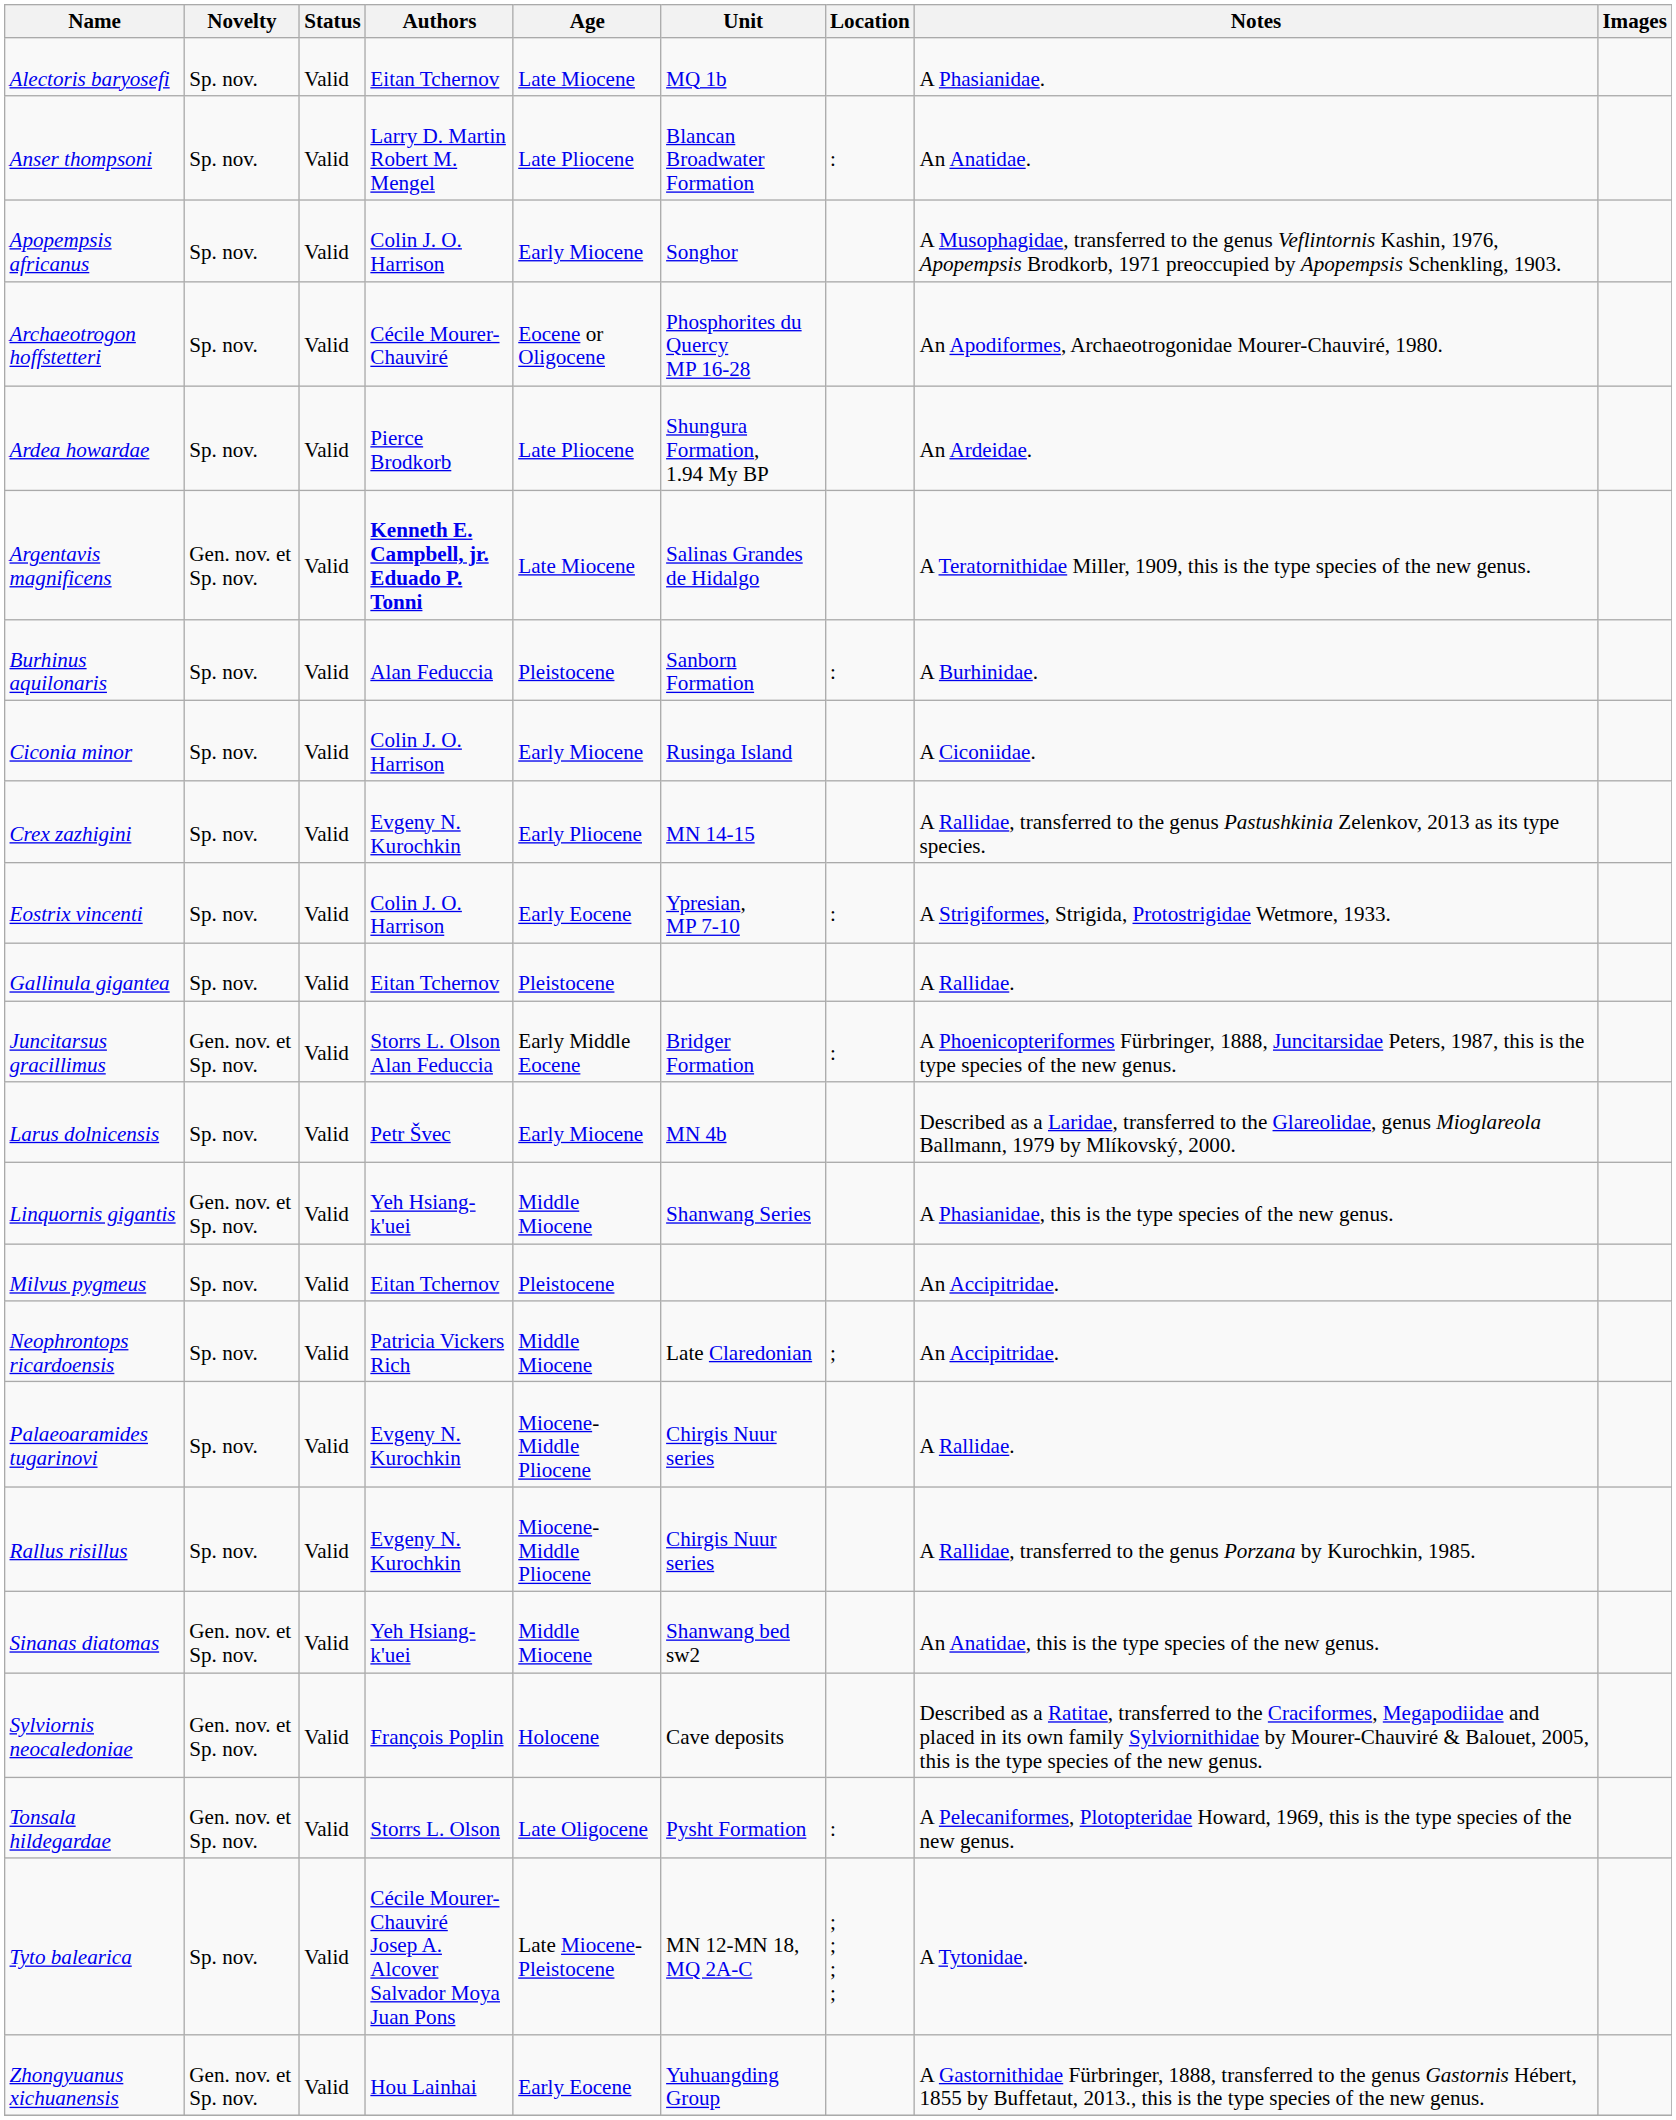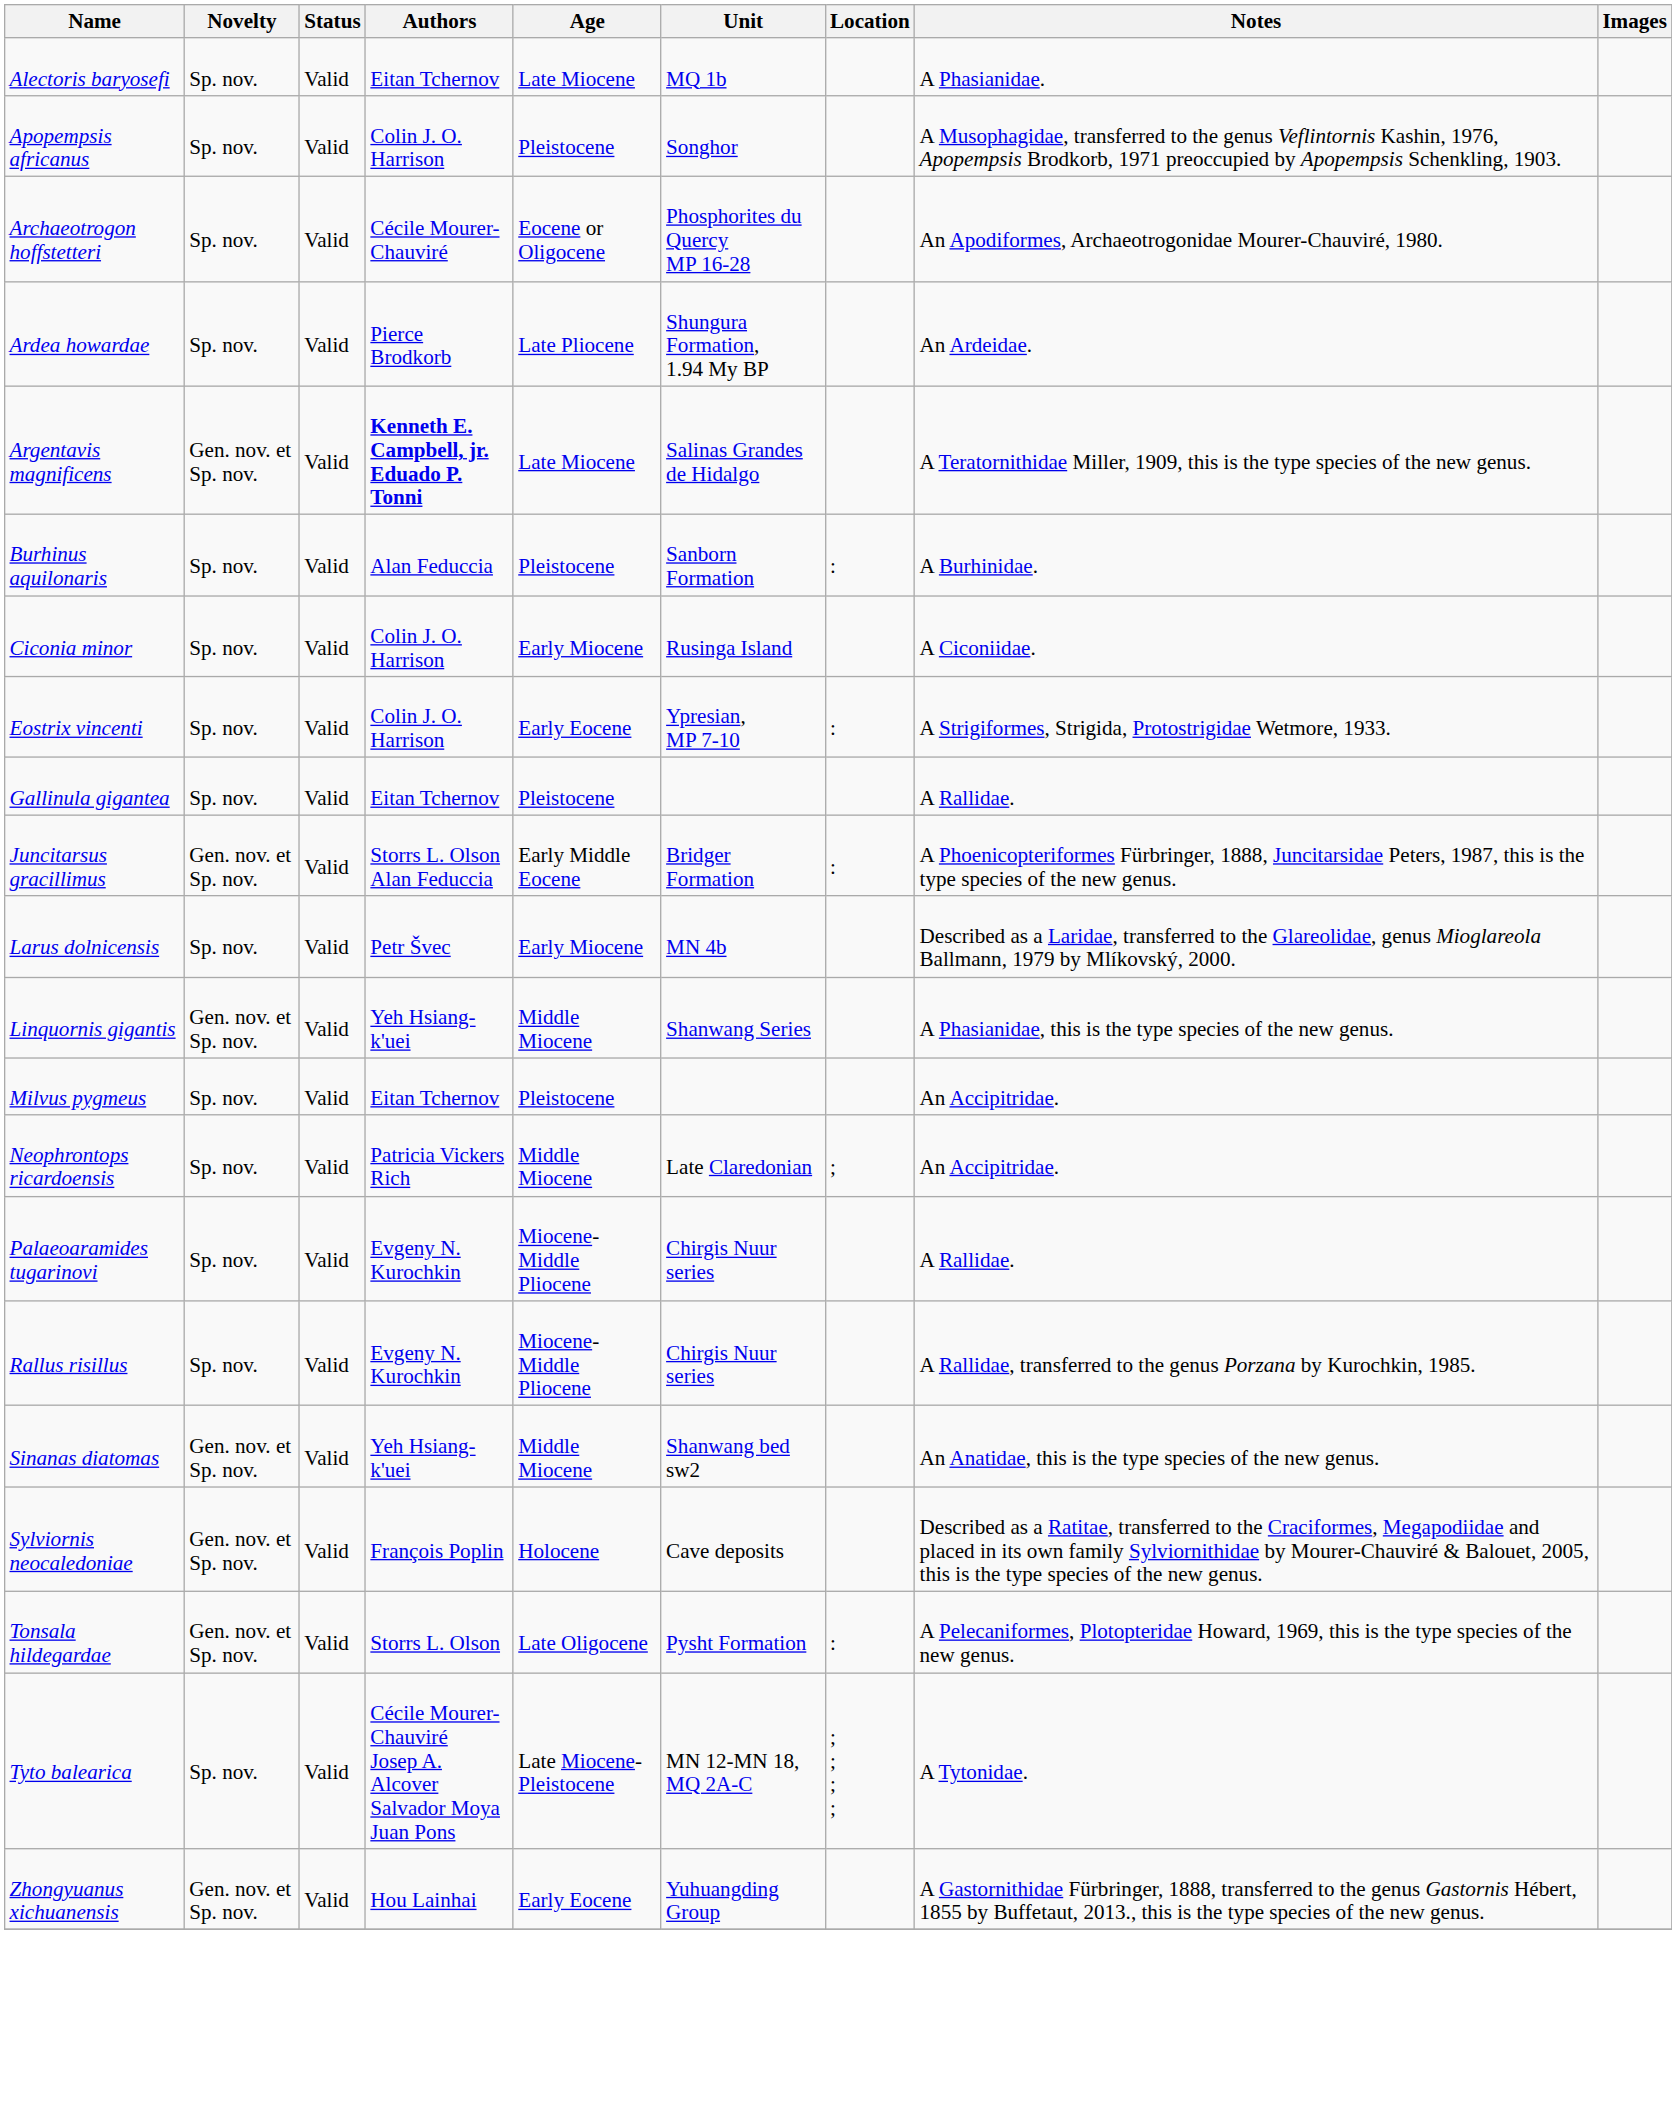- row: (81, 159)
(581, 252) Early Miocene -> (566, 147) Pleistocene
- row: (70, 833)
